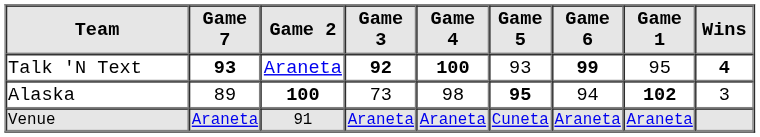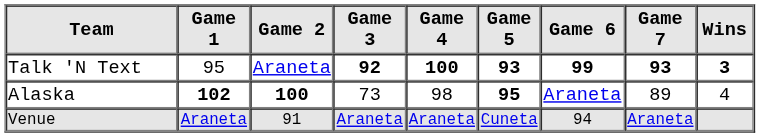columns swapped: (660, 30) <-> (225, 30)
(520, 68) normal -> (509, 68) bold
(724, 68) 4 -> (725, 68) 3
(588, 95) 94 -> (582, 95) Araneta
(724, 95) 3 -> (725, 95) 4
(588, 120) Araneta -> (582, 120) 94
